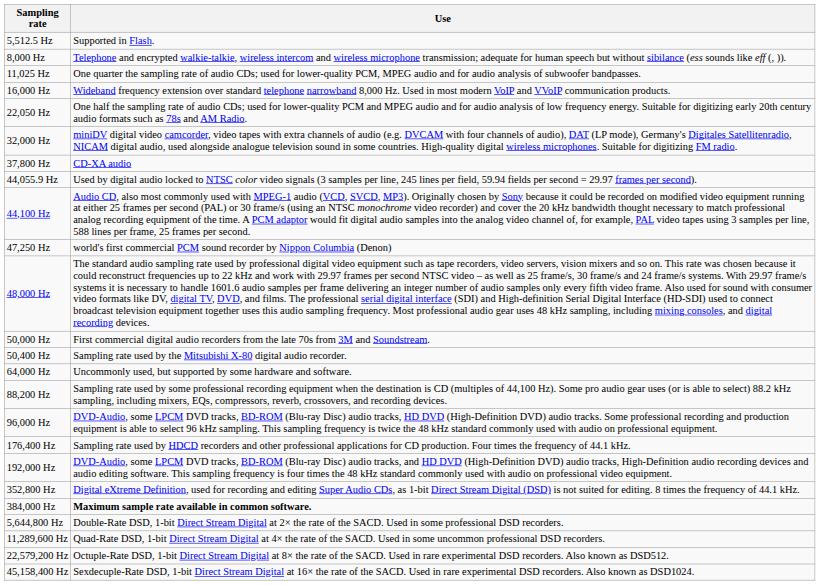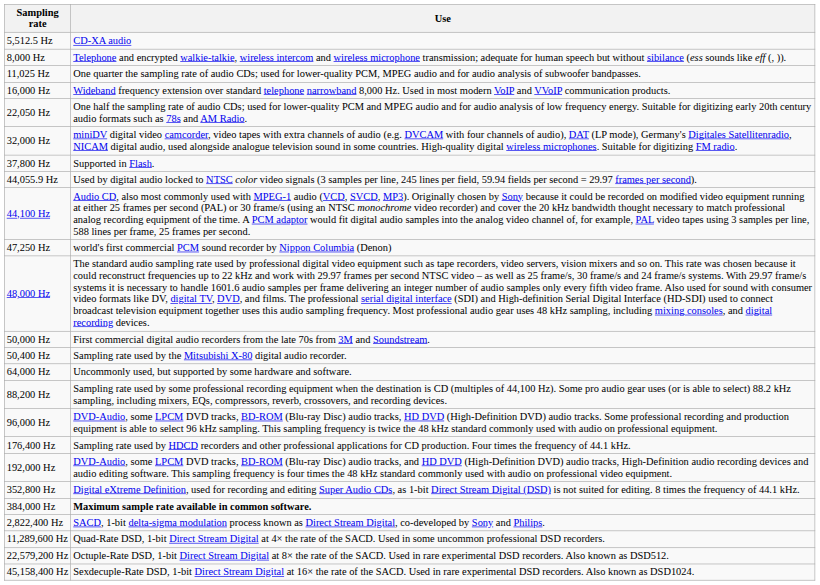(114, 40) Supported in Flash. -> (102, 40) CD-XA audio
(102, 163) CD-XA audio -> (114, 163) Supported in Flash.
+ row: (35, 522)
- row: (35, 522)
